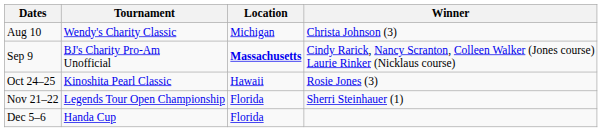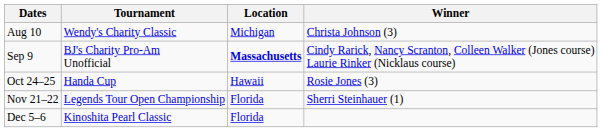(118, 81) Kinoshita Pearl Classic -> (90, 81) Handa Cup
(90, 117) Handa Cup -> (118, 117) Kinoshita Pearl Classic
